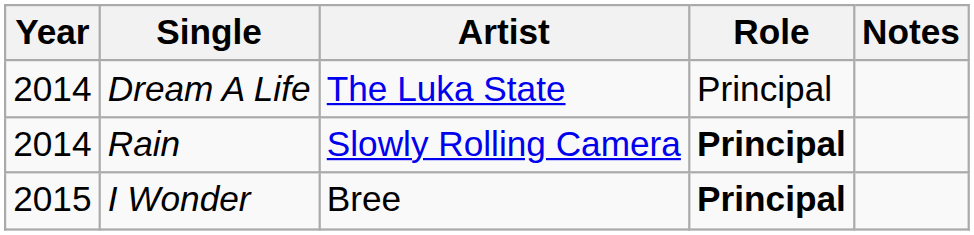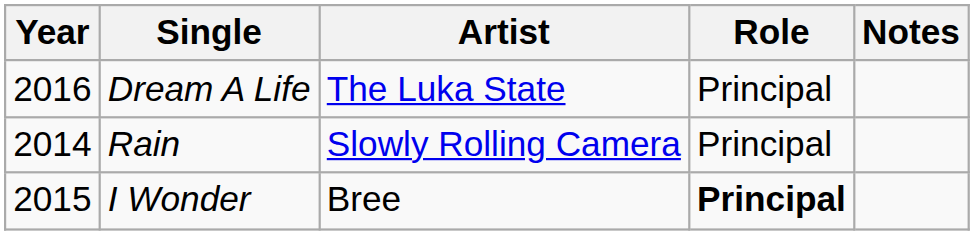(52, 88) 2014 -> (52, 88) 2016
(771, 144) bold -> (765, 144) normal
